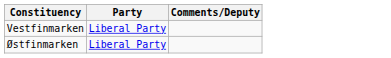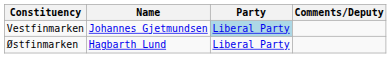+ column: (148, 12)
(127, 29) no background -> (251, 29) lightblue background
